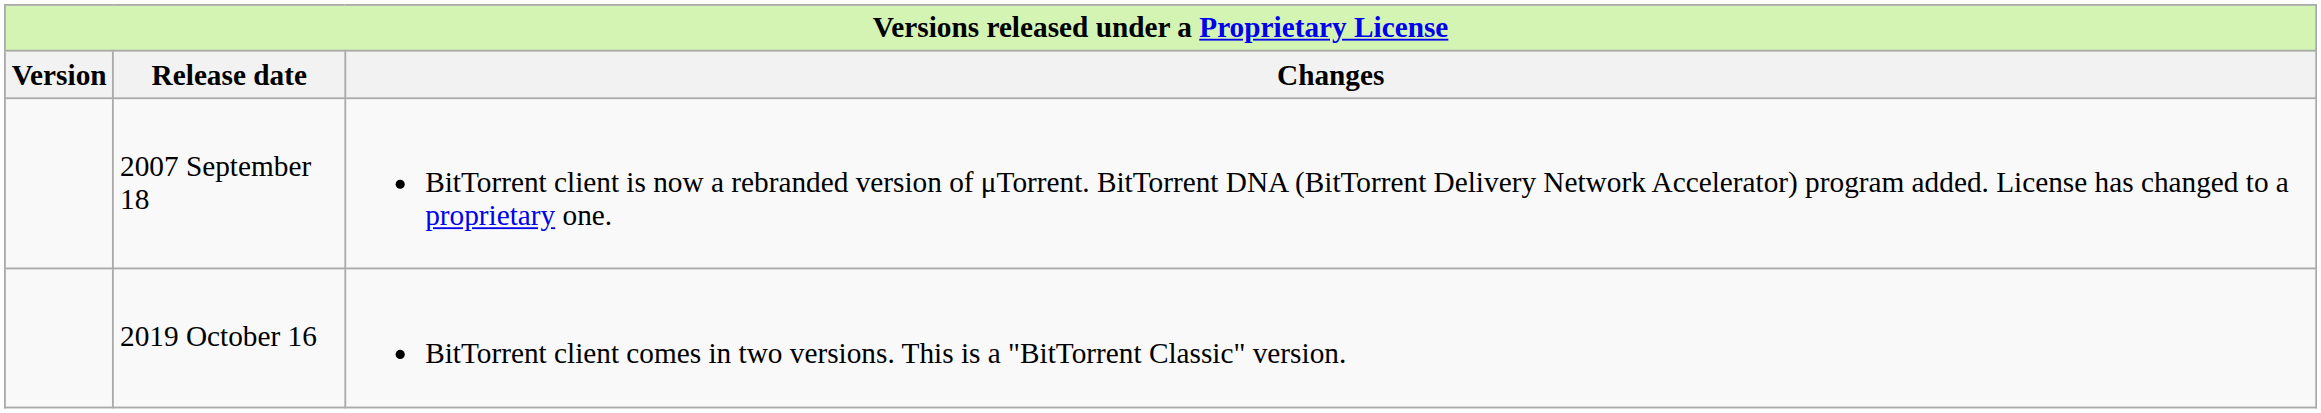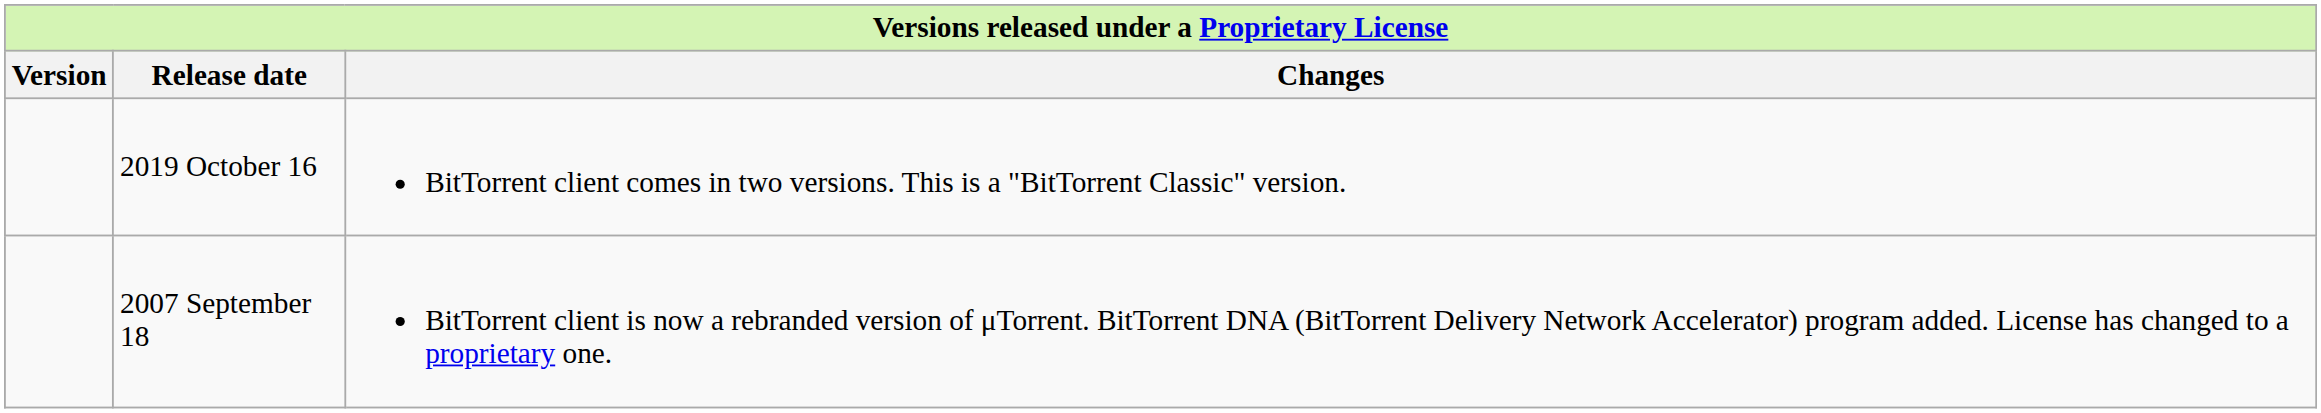rows swapped: (216, 182) <-> (218, 337)
